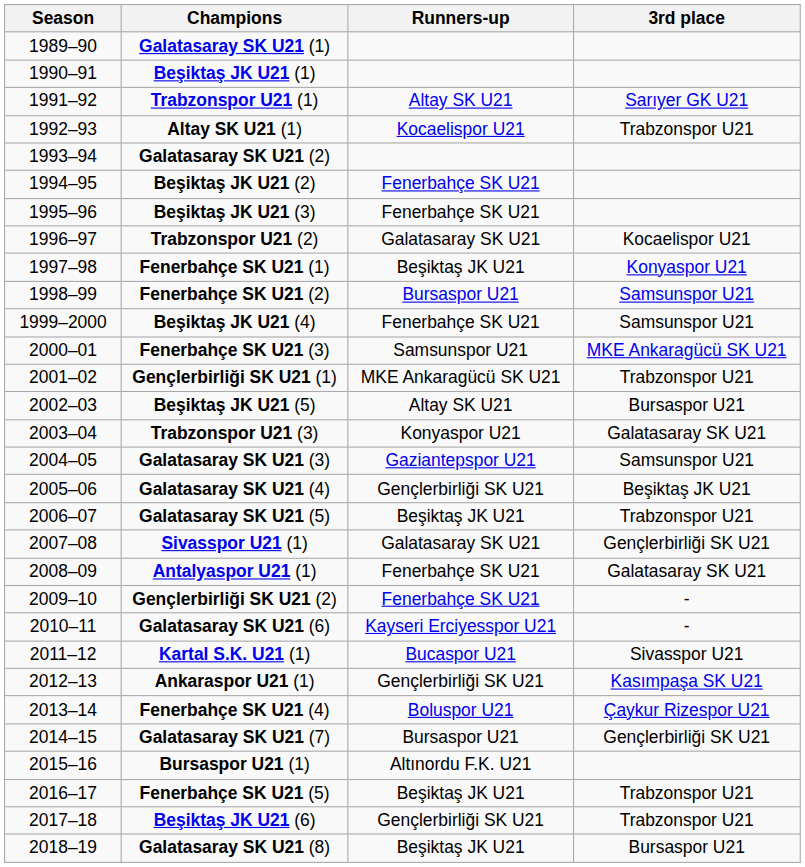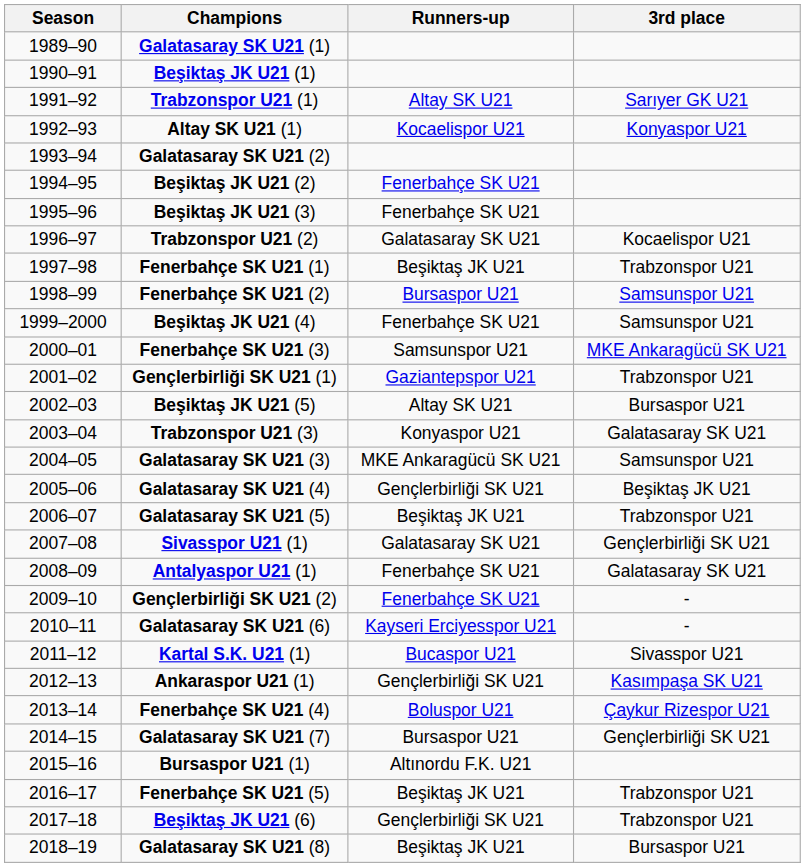(687, 128) Trabzonspor U21 -> (687, 128) Konyaspor U21
(687, 267) Konyaspor U21 -> (687, 267) Trabzonspor U21
(461, 377) MKE Ankaragücü SK U21 -> (461, 377) Gaziantepspor U21
(461, 460) Gaziantepspor U21 -> (461, 460) MKE Ankaragücü SK U21
